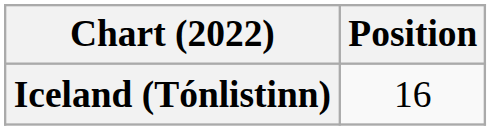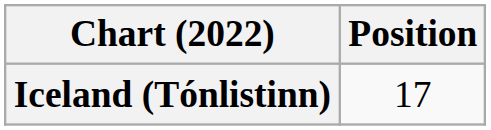(413, 93) 16 -> (413, 93) 17
